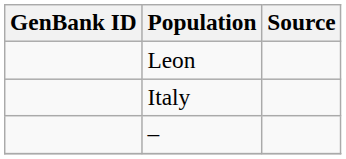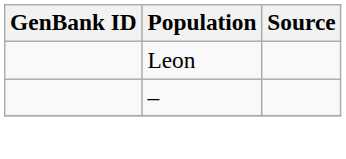- row: (169, 97)
